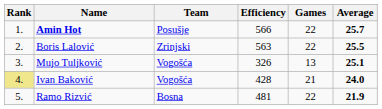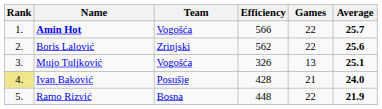(173, 29) Posušje -> (174, 29) Vogošća
(263, 46) 563 -> (263, 46) 562
(355, 46) 25.5 -> (355, 46) 25.6
(174, 79) Vogošća -> (173, 79) Posušje
(263, 96) 481 -> (263, 96) 448
